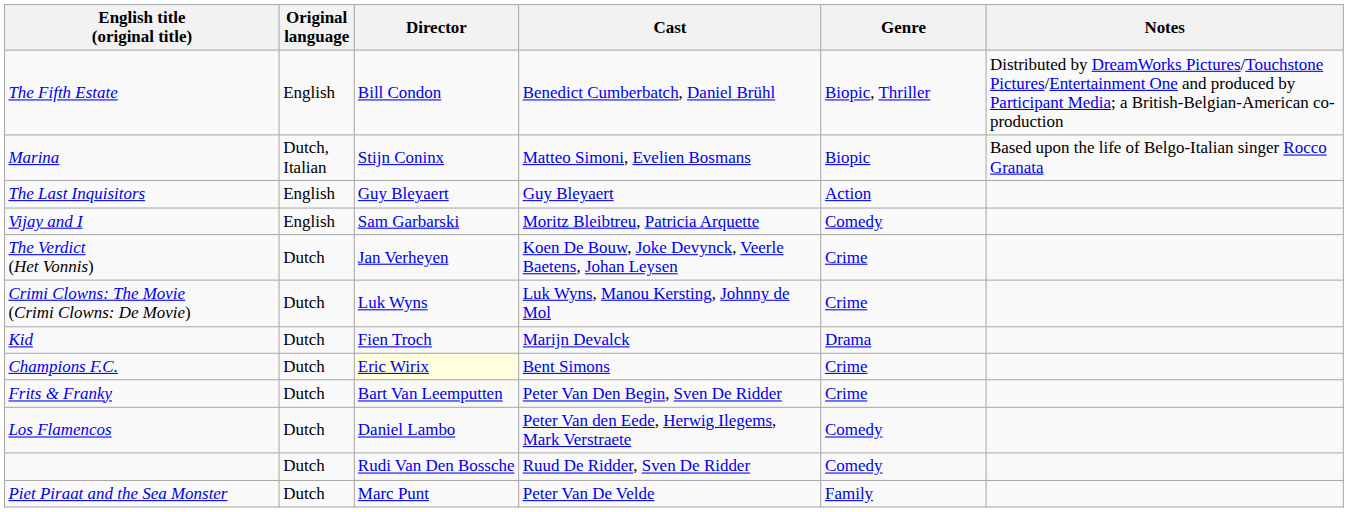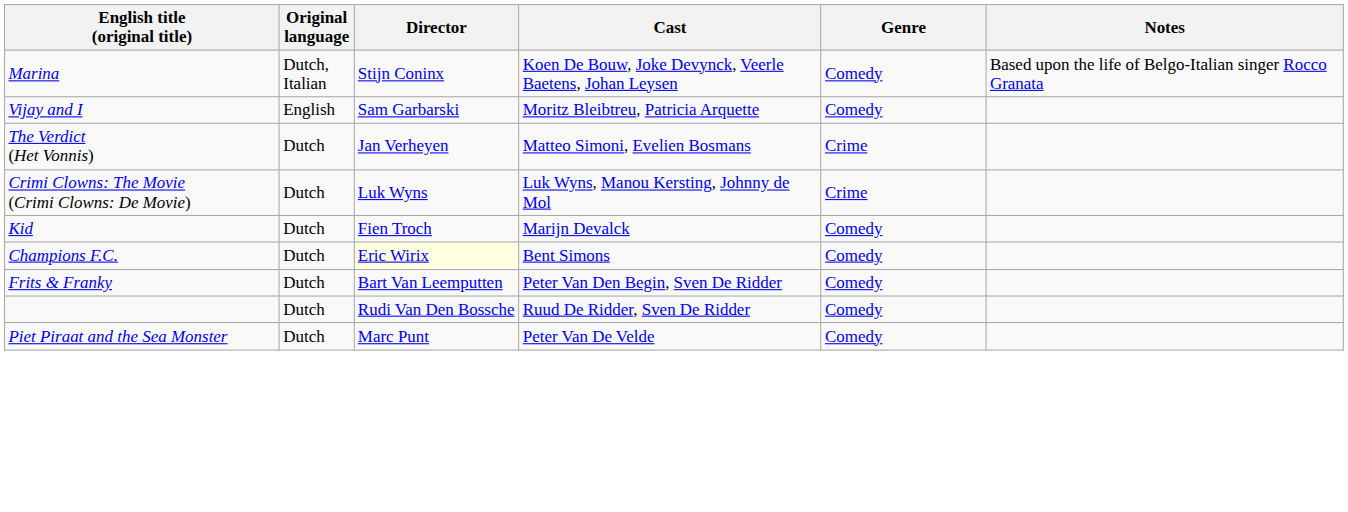- row: (63, 92)
(637, 157) Matteo Simoni, Evelien Bosmans -> (653, 73) Koen De Bouw, Joke Devynck, Veerle Baetens, Johan Leysen
(848, 157) Biopic -> (854, 73) Comedy
- row: (77, 194)
(653, 257) Koen De Bouw, Joke Devynck, Veerle Baetens, Johan Leysen -> (637, 146) Matteo Simoni, Evelien Bosmans
(848, 339) Drama -> (854, 228) Comedy
(846, 366) Crime -> (854, 255) Comedy
(846, 393) Crime -> (854, 282) Comedy
- row: (60, 430)
(849, 493) Family -> (854, 336) Comedy
